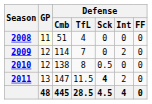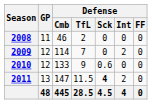(45, 38) lightyellow background -> (45, 38) no background
(62, 38) 51 -> (62, 38) 46
(83, 38) 4 -> (83, 38) 2
(62, 65) 138 -> (62, 65) 133
(83, 65) 8 -> (83, 65) 9
(105, 65) 0.5 -> (105, 65) 0.6
